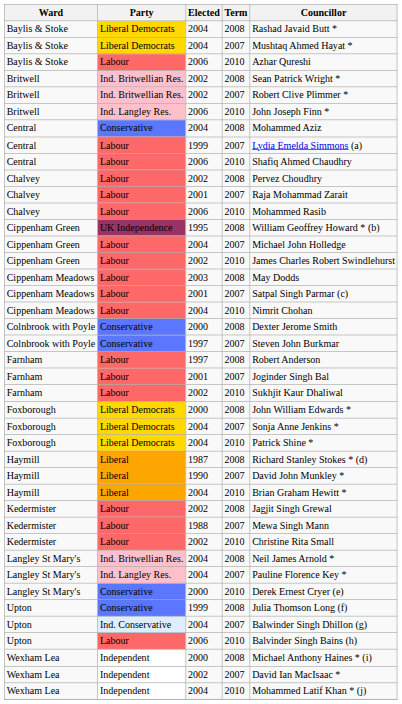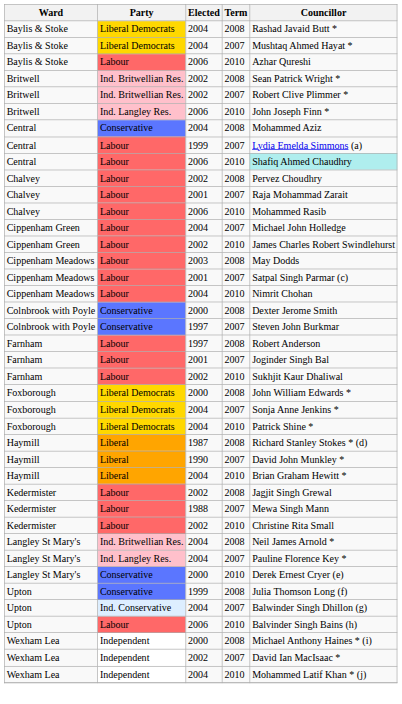(302, 161) no background -> (302, 161) paleturquoise background
- row: (43, 227)
